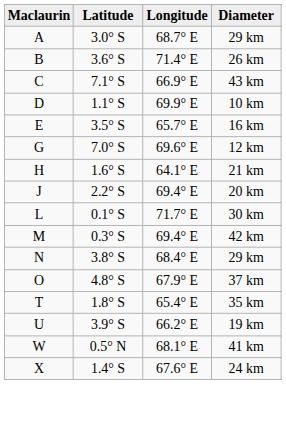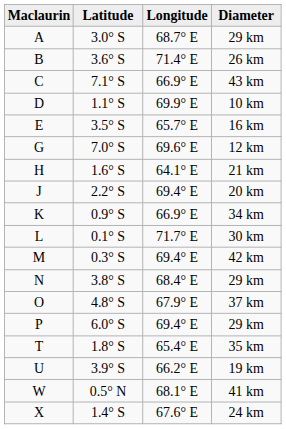+ row: (39, 214)
+ row: (39, 324)
